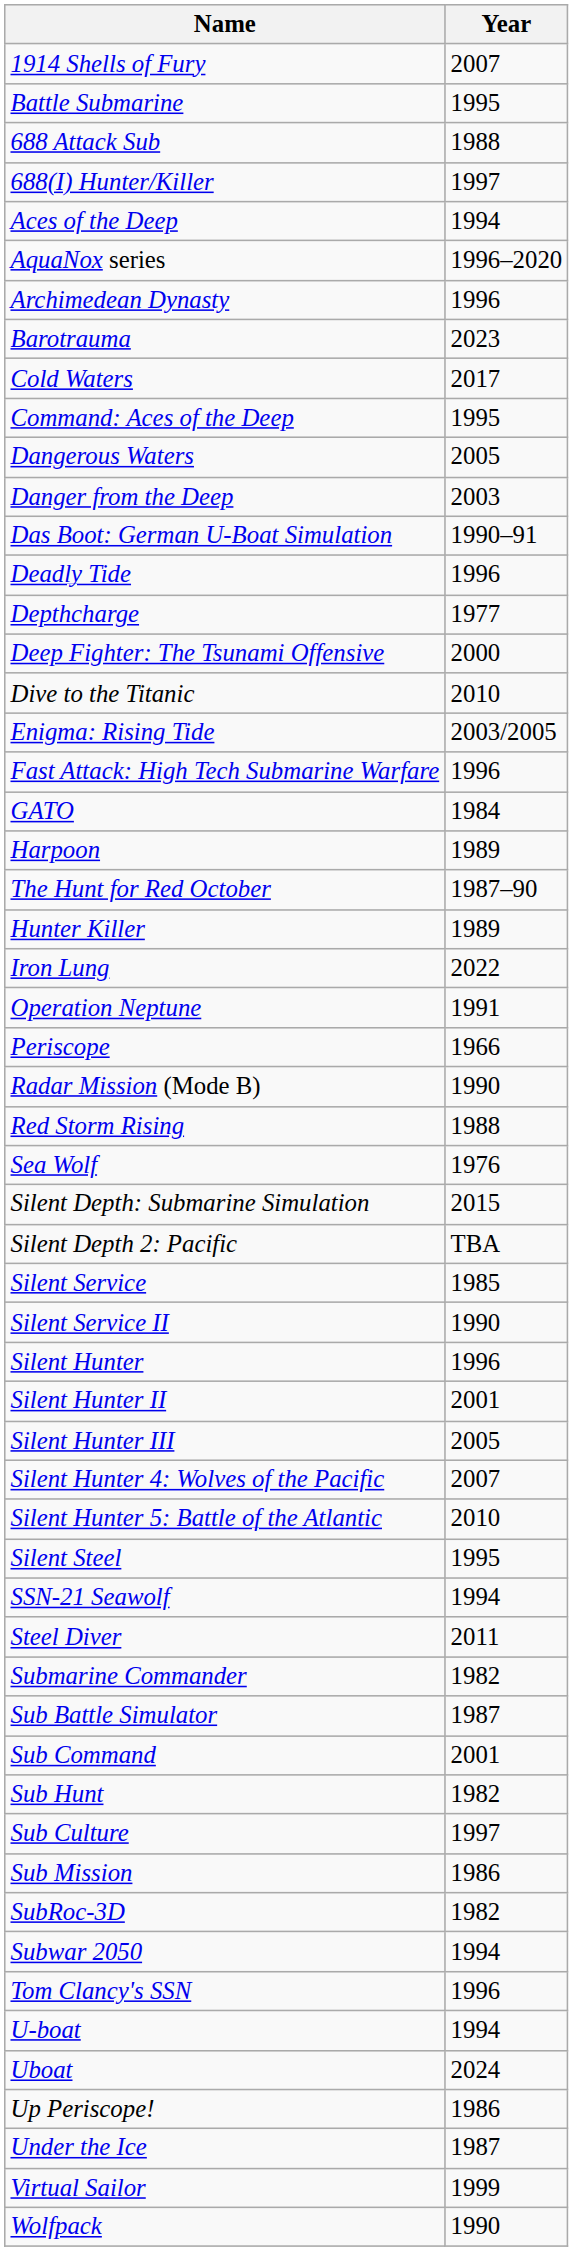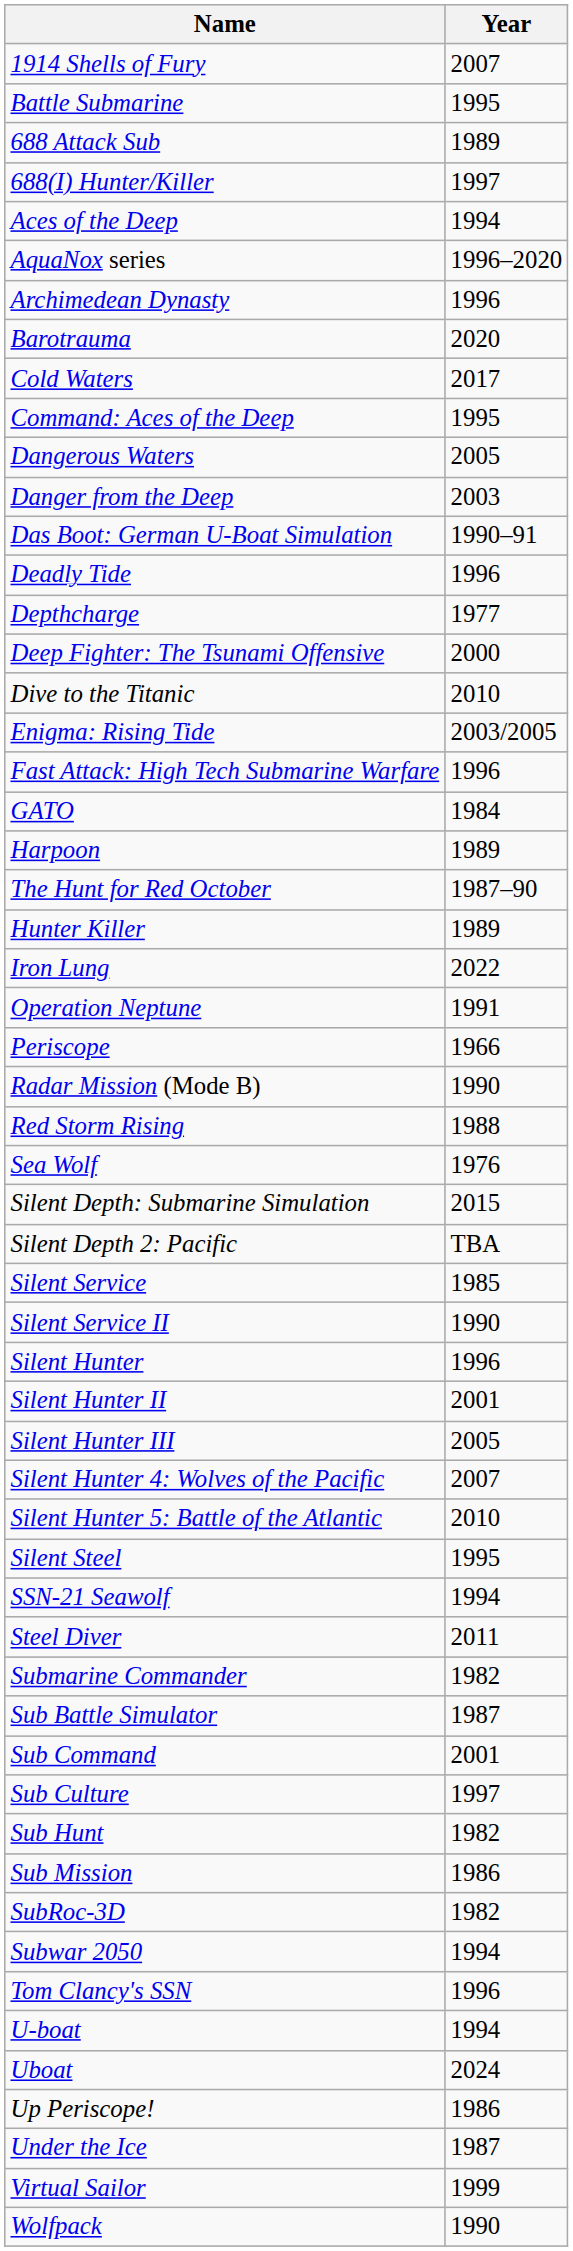(475, 142) 1988 -> (475, 142) 1989
(475, 338) 2023 -> (475, 338) 2020
rows swapped: (70, 1833) <-> (57, 1794)
